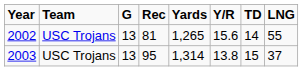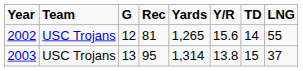(129, 35) 13 -> (129, 35) 12
